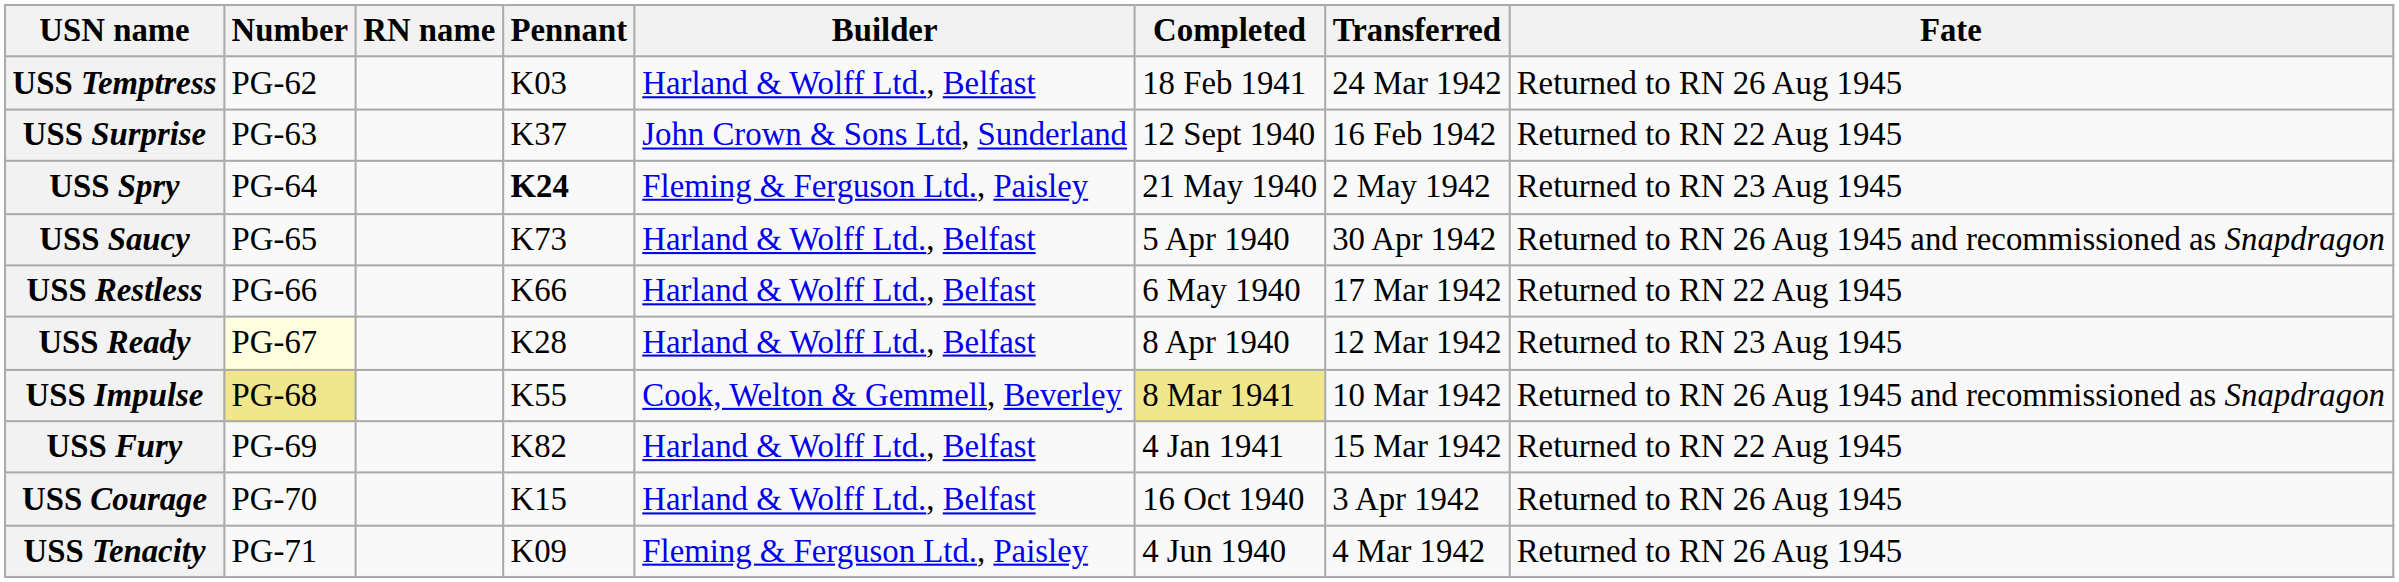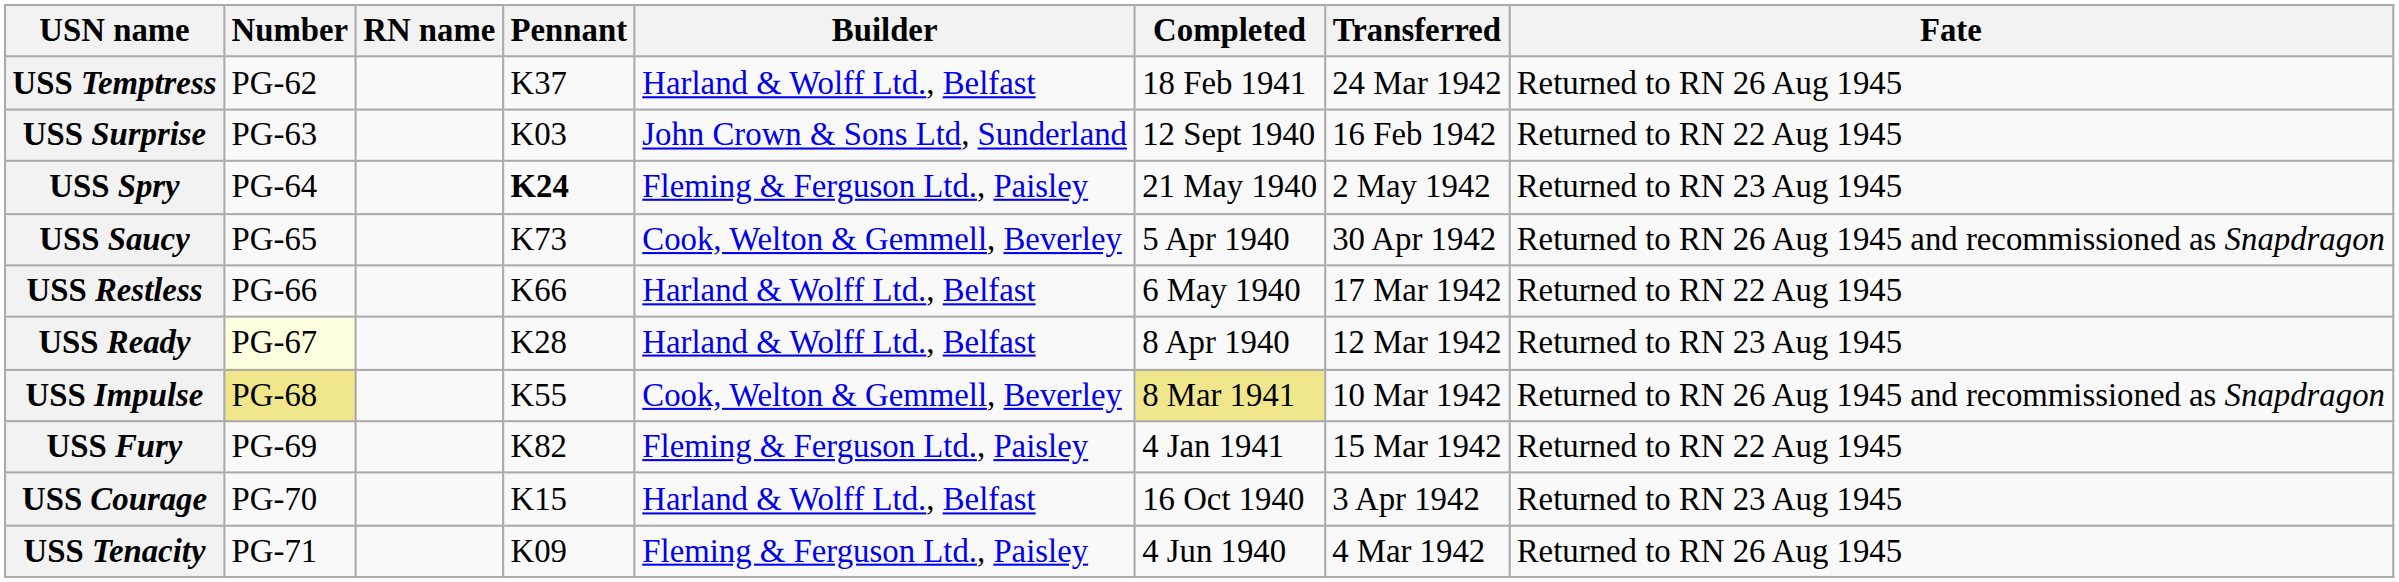(539, 82) K03 -> (539, 82) K37
(539, 134) K37 -> (539, 134) K03
(839, 238) Harland & Wolff Ltd., Belfast -> (882, 238) Cook, Welton & Gemmell, Beverley
(839, 446) Harland & Wolff Ltd., Belfast -> (865, 446) Fleming & Ferguson Ltd., Paisley
(1709, 498) Returned to RN 26 Aug 1945 -> (1709, 498) Returned to RN 23 Aug 1945
